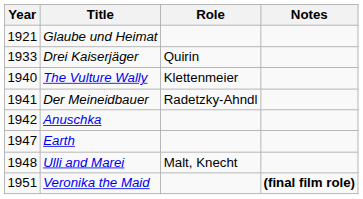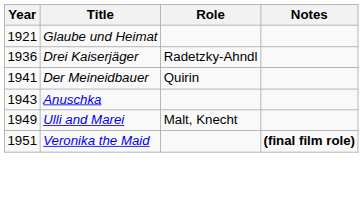(22, 57) 1933 -> (22, 57) 1936
(181, 57) Quirin -> (211, 57) Radetzky-Ahndl
- row: (95, 78)
(211, 99) Radetzky-Ahndl -> (181, 78) Quirin
(22, 120) 1942 -> (22, 99) 1943
- row: (59, 141)
(22, 162) 1948 -> (22, 120) 1949
